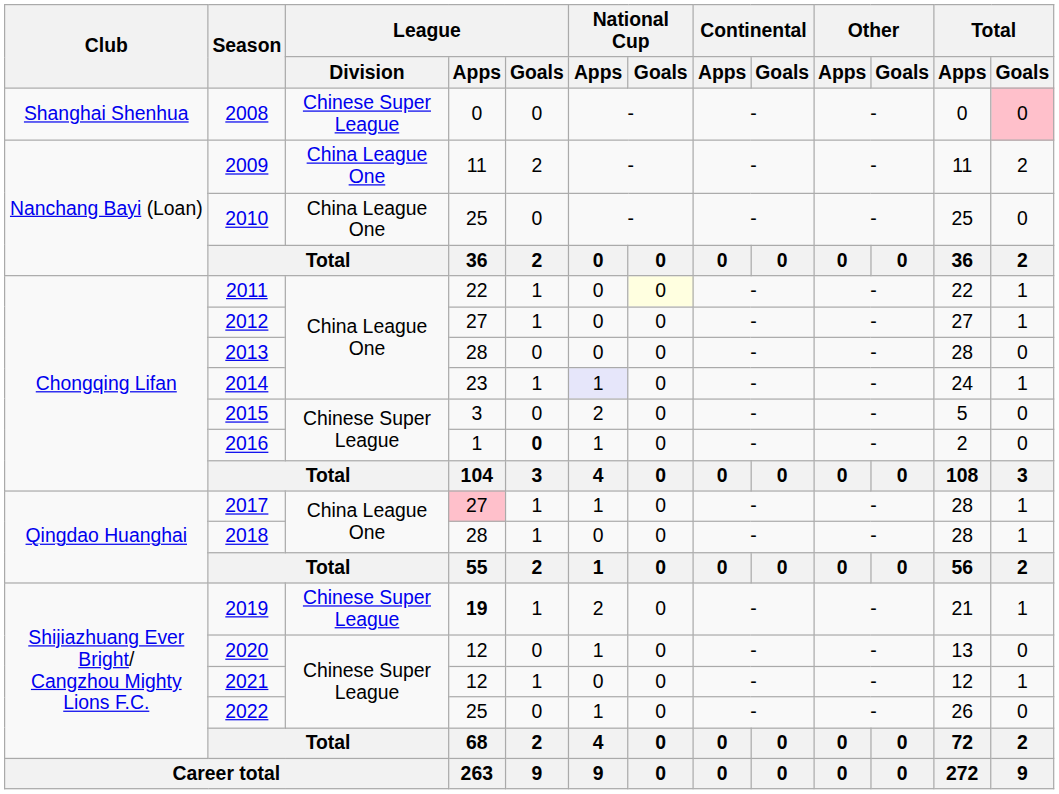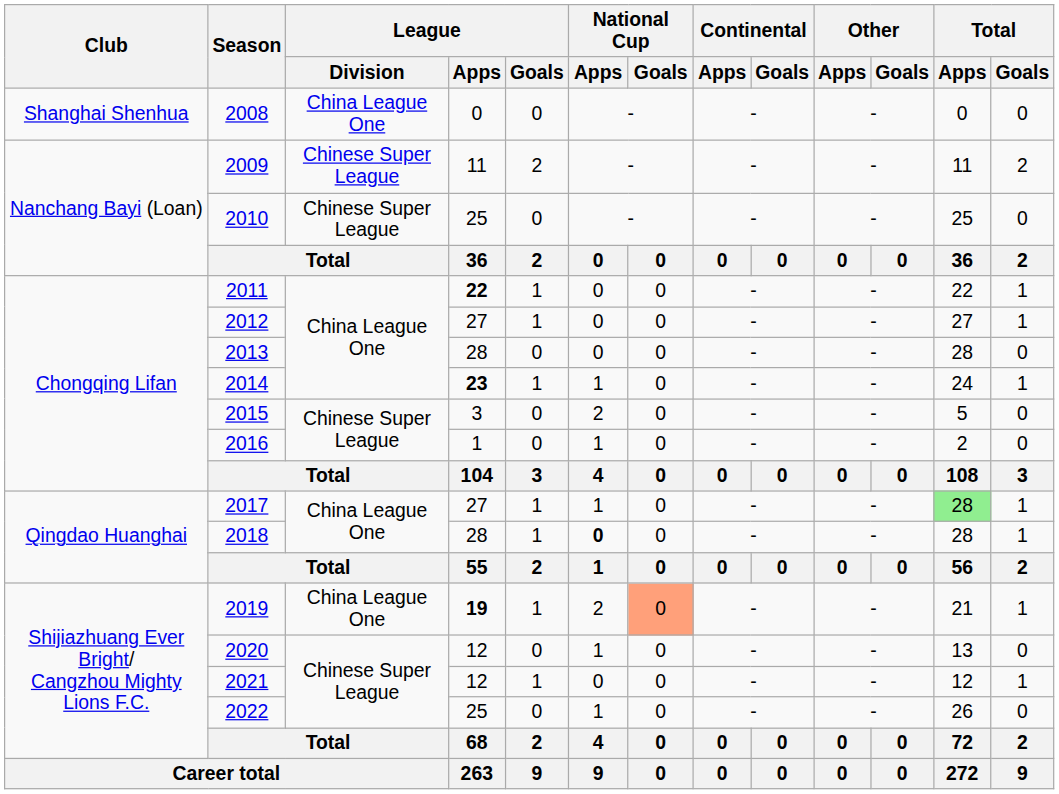(367, 113) Chinese Super League -> (367, 113) China League One
(1022, 113) pink background -> (1022, 113) no background
(367, 166) China League One -> (367, 166) Chinese Super League
(367, 218) China League One -> (367, 218) Chinese Super League
(477, 291) normal -> (477, 291) bold
(661, 291) lightyellow background -> (661, 291) no background
(477, 383) normal -> (477, 383) bold
(598, 383) lavender background -> (598, 383) no background
(537, 444) bold -> (537, 444) normal
(477, 506) pink background -> (477, 506) no background
(962, 506) no background -> (962, 506) lightgreen background
(598, 536) normal -> (598, 536) bold
(367, 609) Chinese Super League -> (367, 609) China League One
(661, 609) no background -> (661, 609) lightsalmon background
